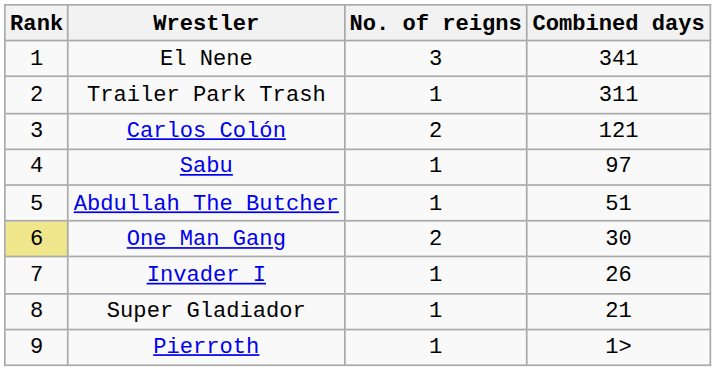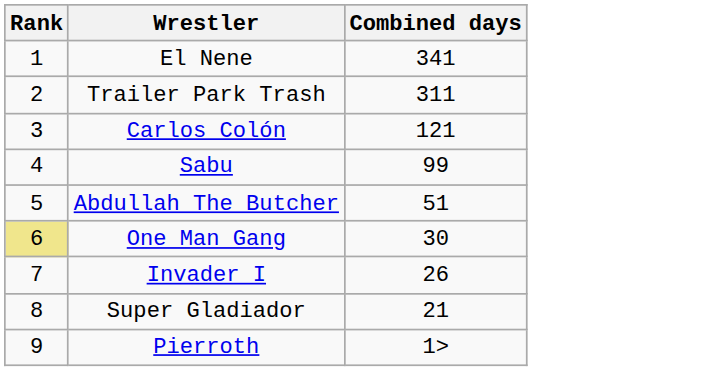- column: (436, 23)
(619, 167) 97 -> (436, 167) 99
